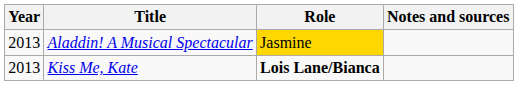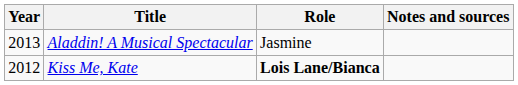(286, 42) gold background -> (286, 42) no background
(24, 67) 2013 -> (24, 67) 2012
